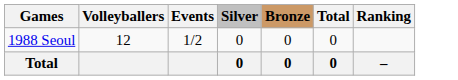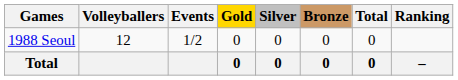+ column: (237, 16)
